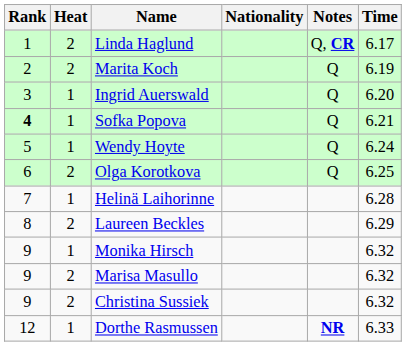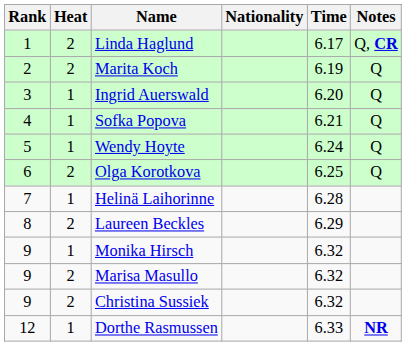columns swapped: (380, 17) <-> (333, 17)
(27, 120) bold -> (27, 120) normal
